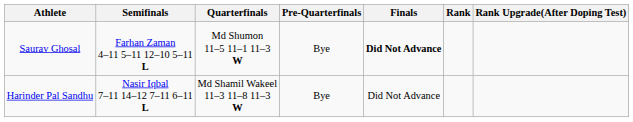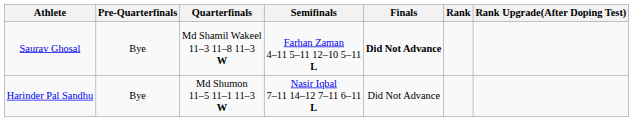columns swapped: (322, 13) <-> (145, 13)
(237, 48) Md Shumon 11–5 11–1 11–3 W -> (222, 48) Md Shamil Wakeel 11–3 11–8 11–3 W
(237, 96) Md Shamil Wakeel 11–3 11–8 11–3 W -> (222, 96) Md Shumon 11–5 11–1 11–3 W
